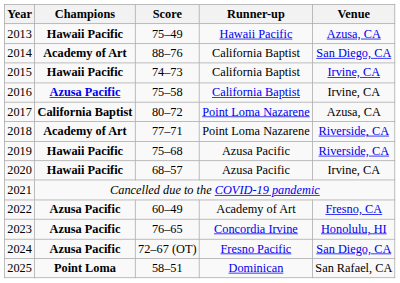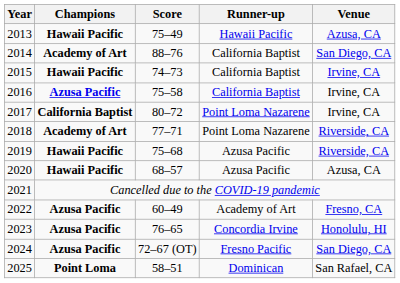(354, 111) Azusa, CA -> (354, 111) Irvine, CA
(354, 170) Irvine, CA -> (354, 170) Azusa, CA
